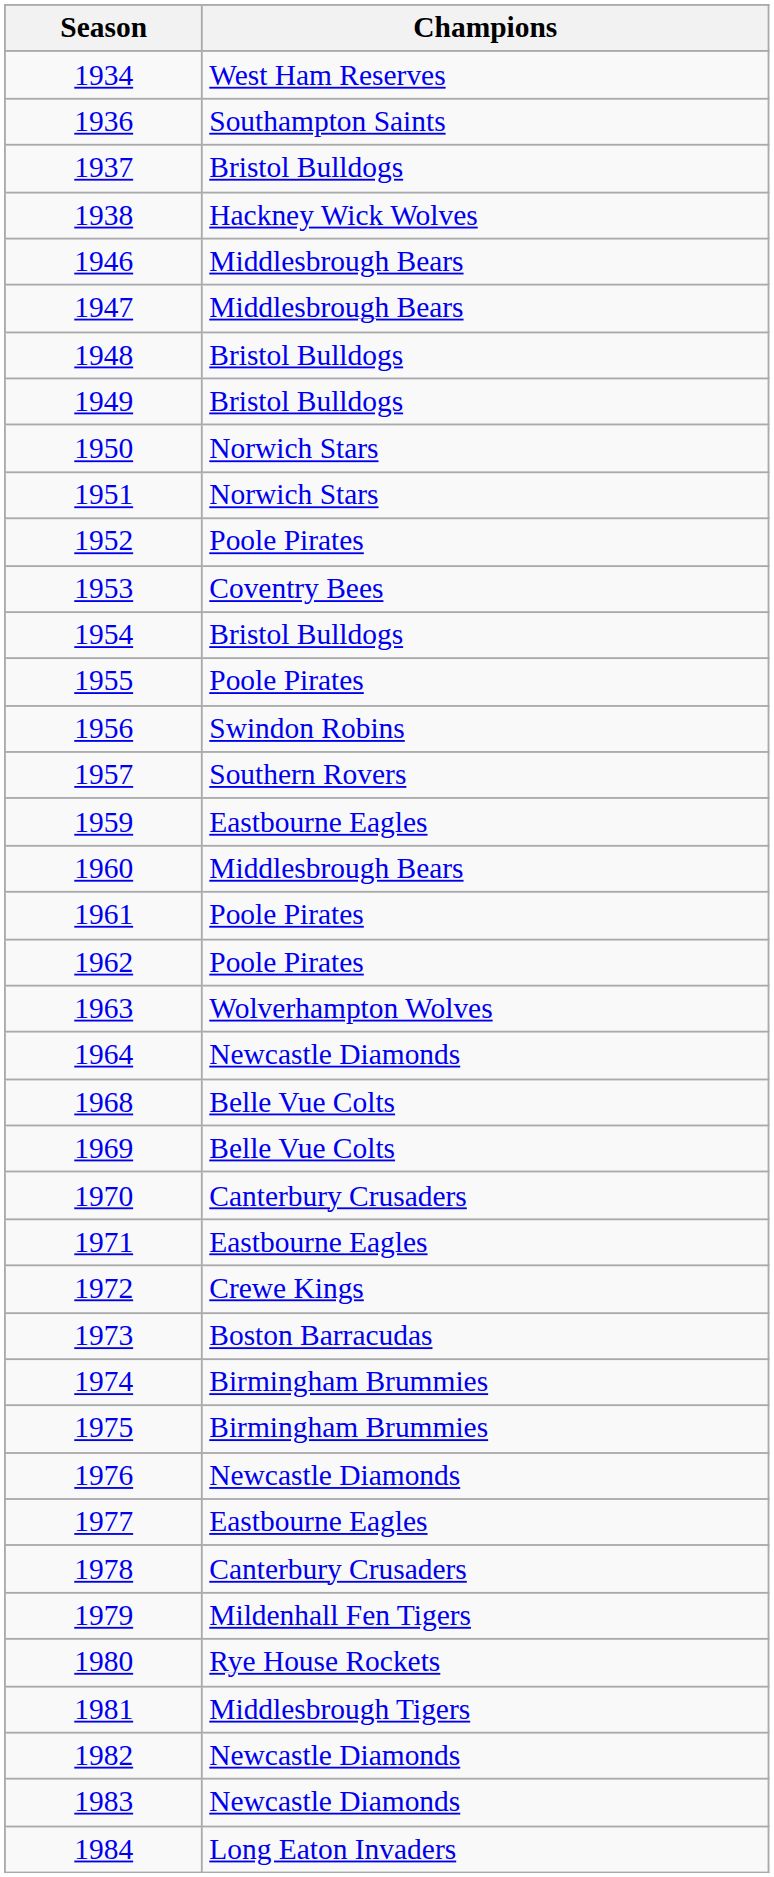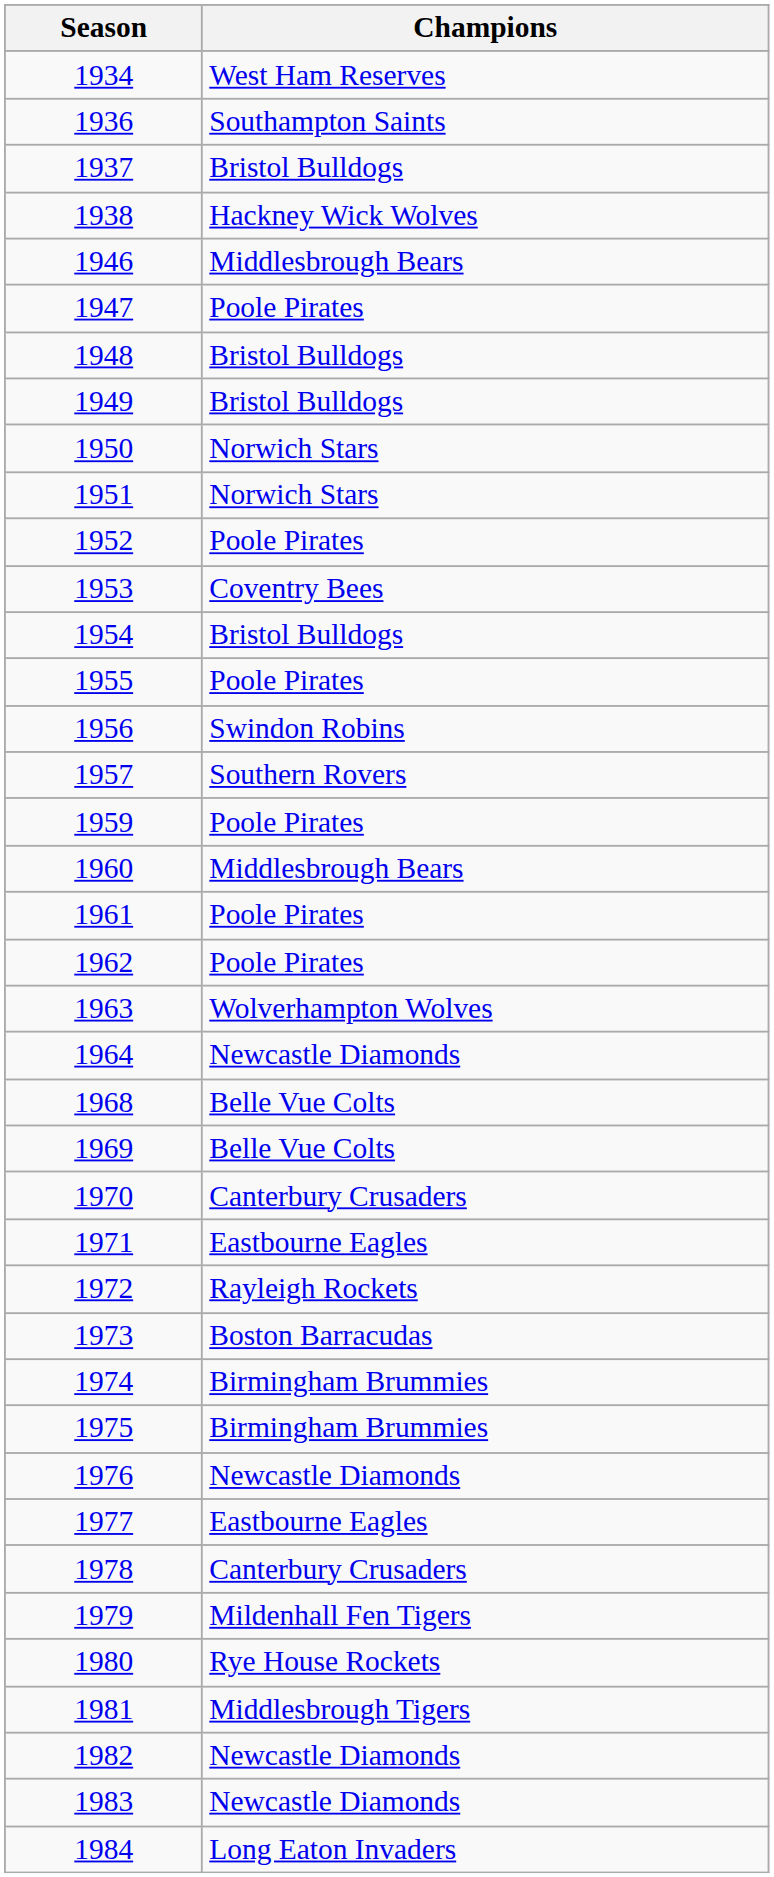(336, 307) Middlesbrough Bears -> (287, 307) Poole Pirates
(318, 821) Eastbourne Eagles -> (287, 821) Poole Pirates
(287, 1288) Crewe Kings -> (314, 1288) Rayleigh Rockets
